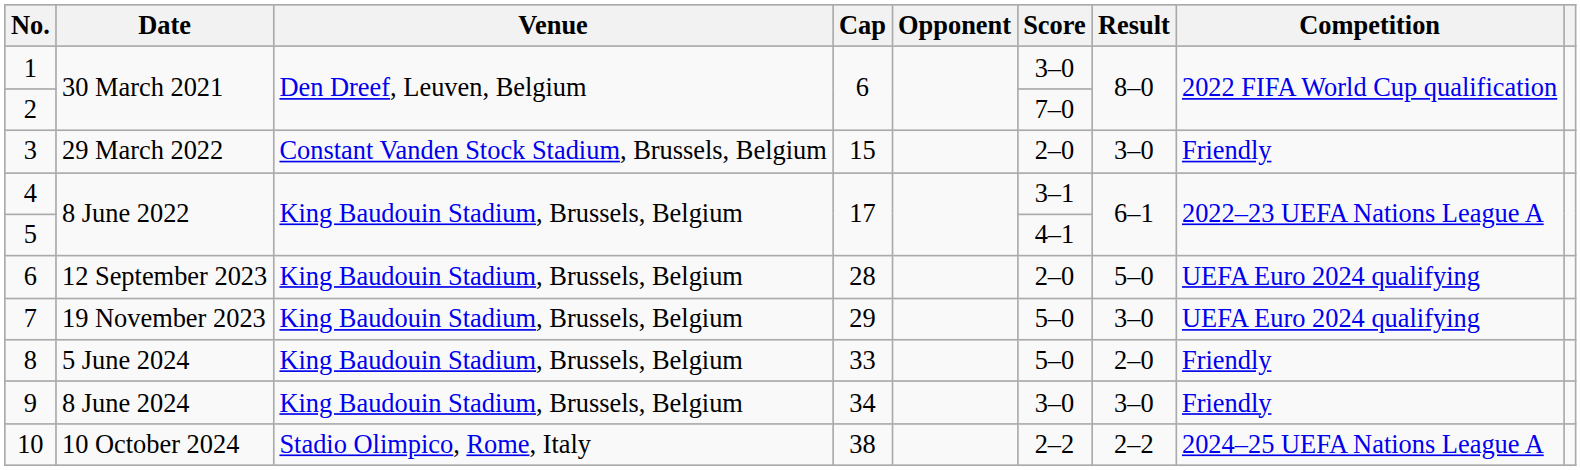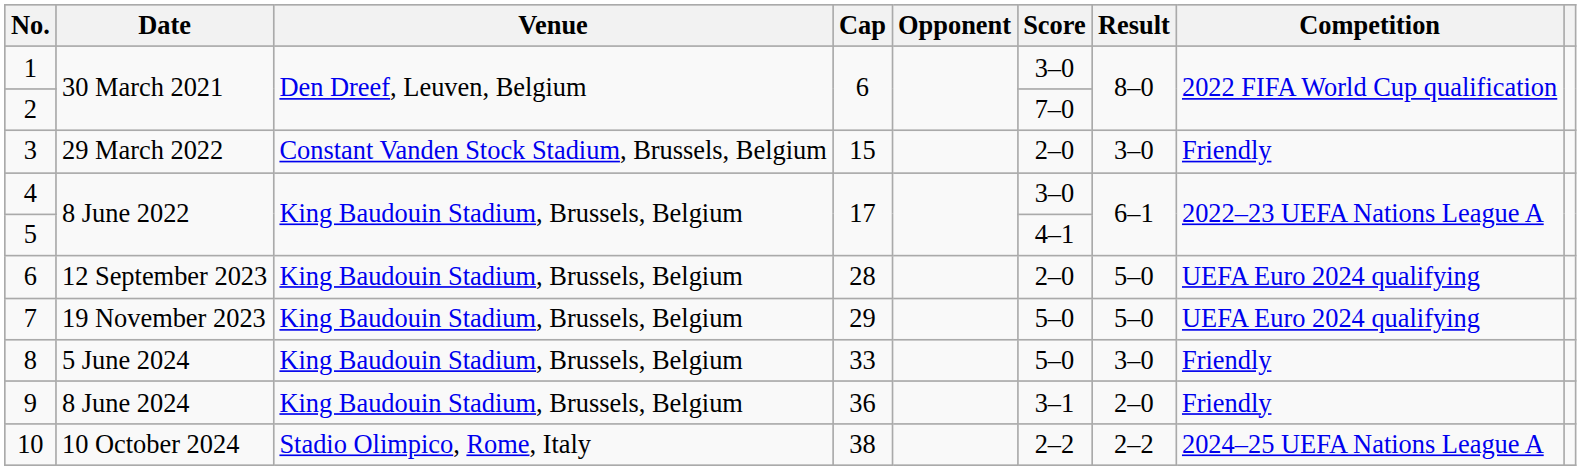(1054, 192) 3–1 -> (1054, 192) 3–0
(1134, 318) 3–0 -> (1134, 318) 5–0
(1134, 360) 2–0 -> (1134, 360) 3–0
(862, 402) 34 -> (862, 402) 36
(1054, 402) 3–0 -> (1054, 402) 3–1
(1134, 402) 3–0 -> (1134, 402) 2–0
